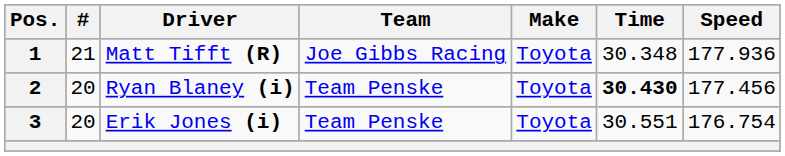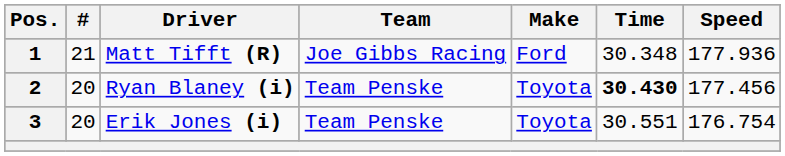(554, 56) Toyota -> (542, 56) Ford
